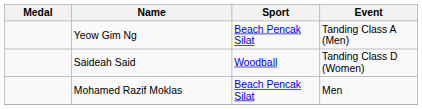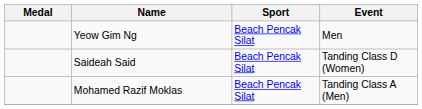(359, 35) Tanding Class A (Men) -> (332, 35) Men
(256, 63) Woodball -> (268, 63) Beach Pencak Silat
(332, 91) Men -> (359, 91) Tanding Class A (Men)
